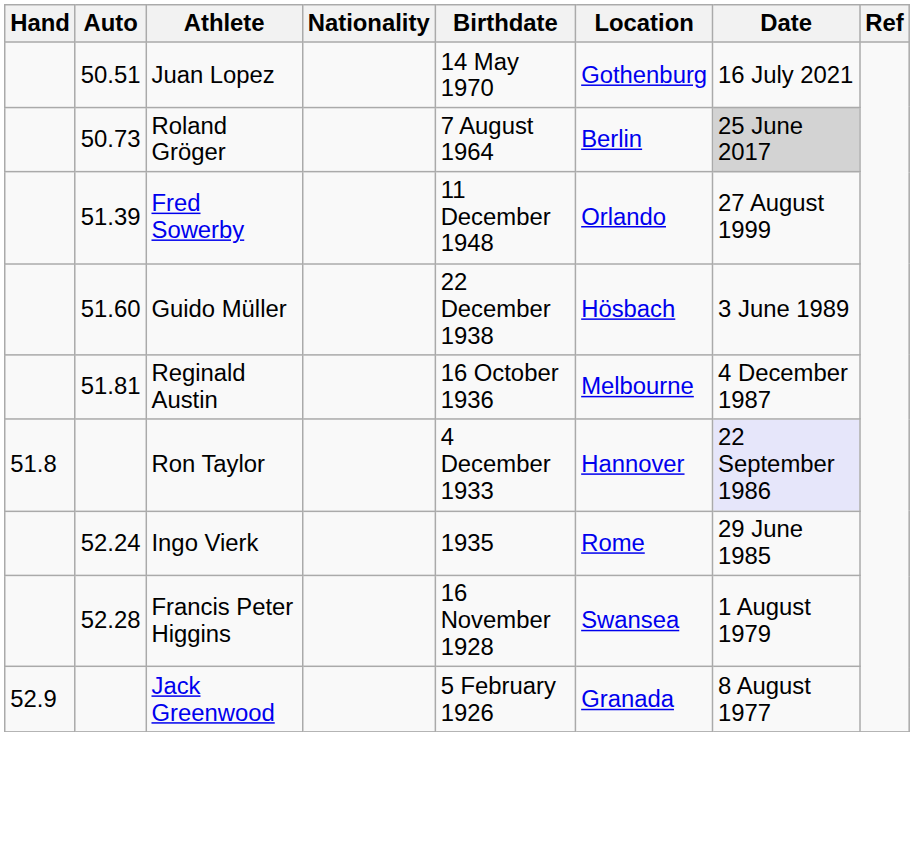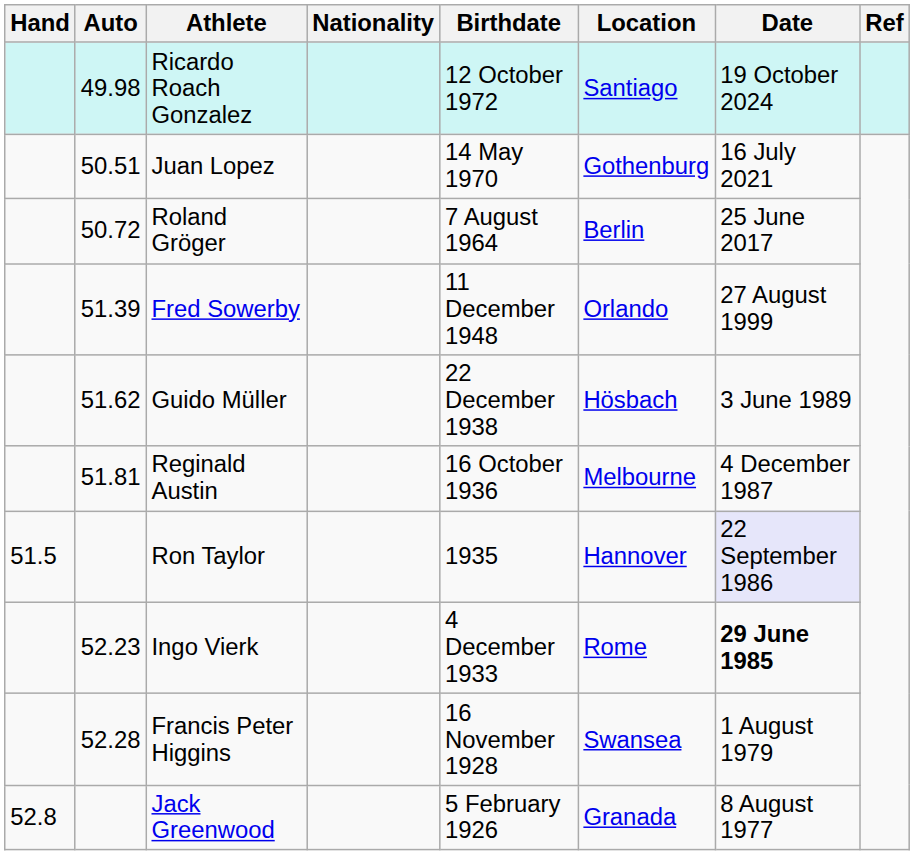+ row: (202, 88)
(111, 139) 50.73 -> (111, 230) 50.72
(761, 139) lightgrey background -> (763, 230) no background
(111, 308) 51.60 -> (111, 400) 51.62
(33, 464) 51.8 -> (33, 556) 51.5
(496, 464) 4 December 1933 -> (472, 556) 1935
(111, 542) 52.24 -> (111, 647) 52.23
(467, 542) 1935 -> (500, 647) 4 December 1933
(761, 542) normal -> (765, 647) bold
(33, 698) 52.9 -> (33, 817) 52.8
